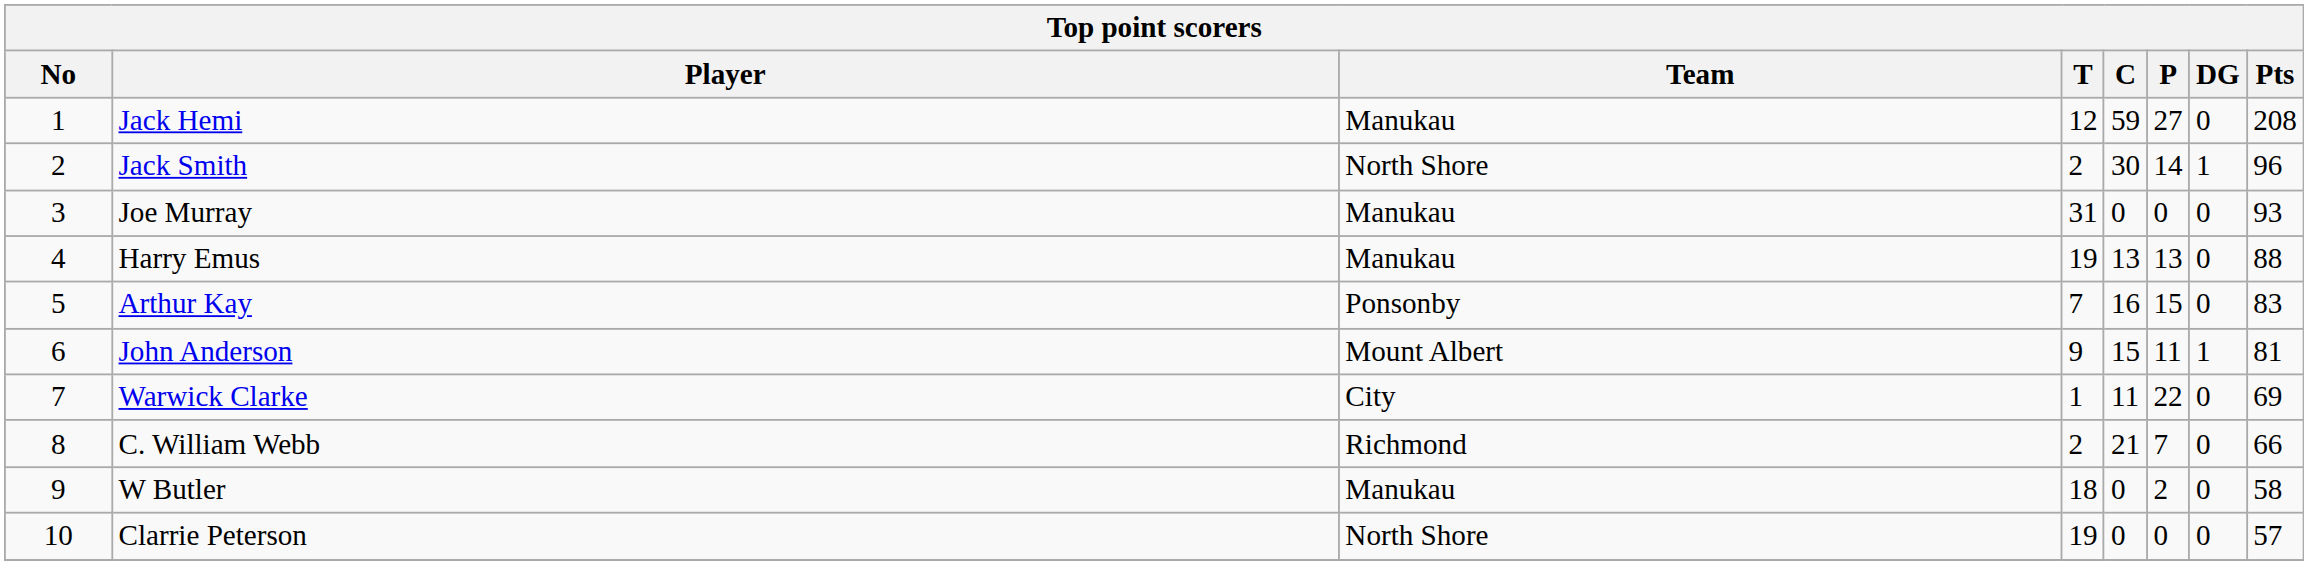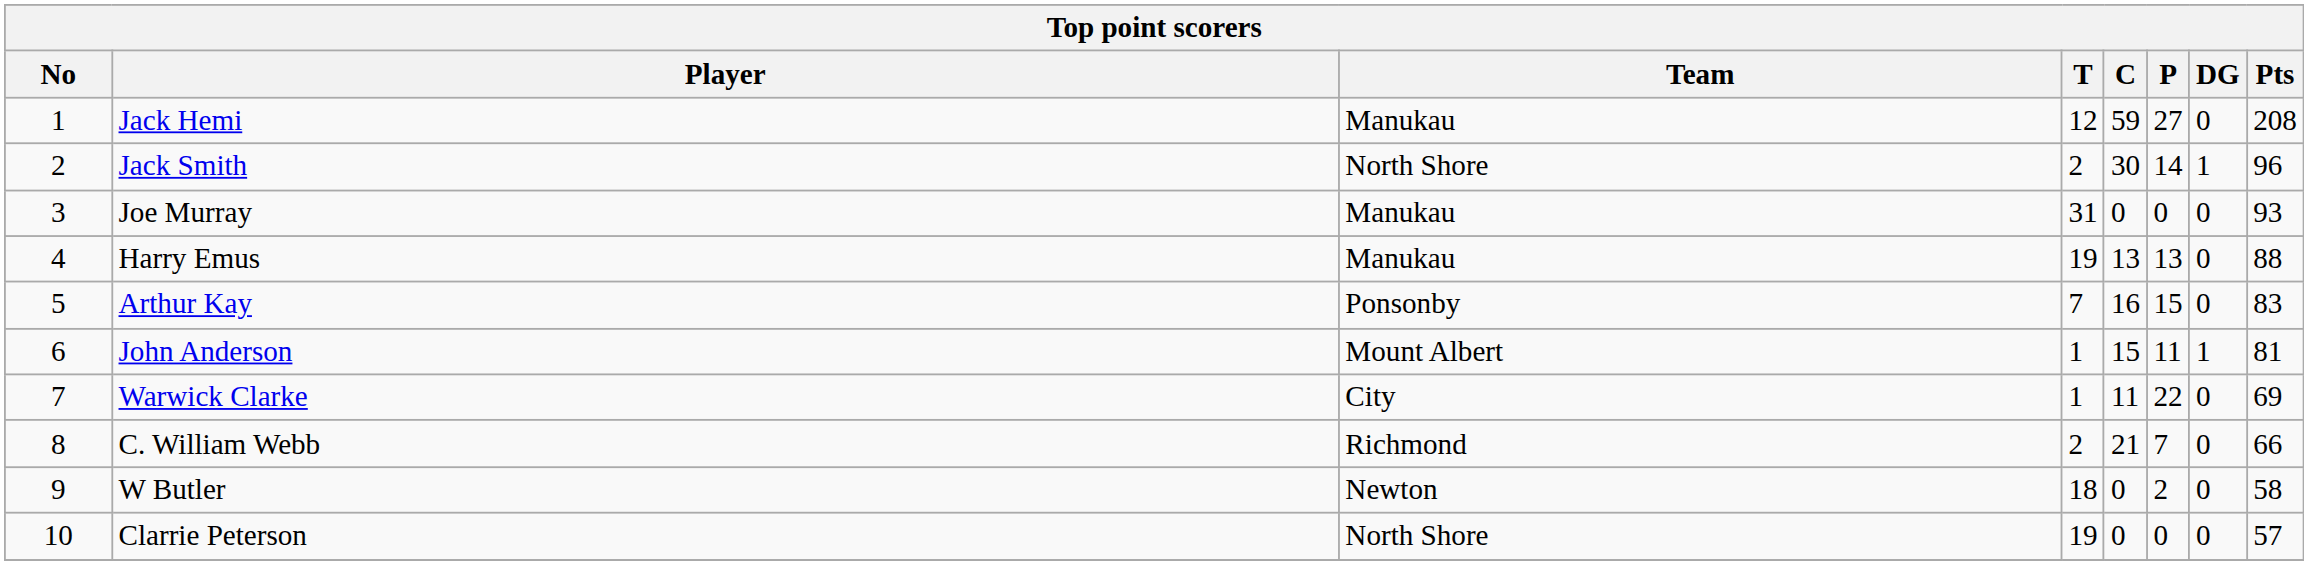(2076, 350) 9 -> (2076, 350) 1
(1400, 489) Manukau -> (1391, 489) Newton
